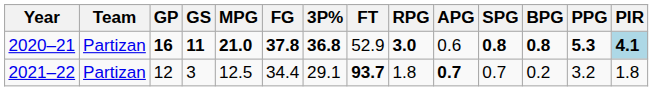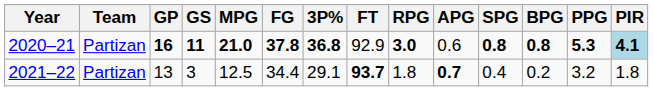(368, 45) 52.9 -> (368, 45) 92.9
(163, 72) 12 -> (163, 72) 13
(494, 72) 0.7 -> (494, 72) 0.4
